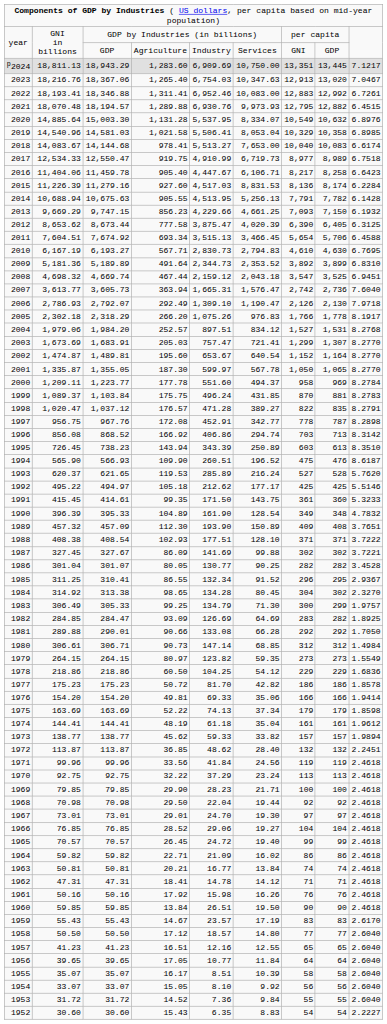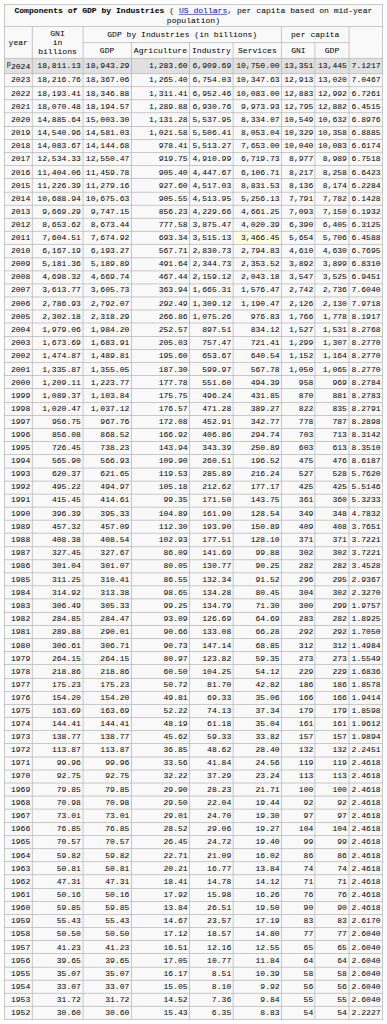(366, 133) 6.8985 -> (366, 133) 6.8885
(260, 238) no background -> (260, 238) lightyellow background
(212, 304) 1,309.10 -> (212, 304) 1,309.12
(173, 317) 266.20 -> (173, 317) 266.86
(265, 382) 494.37 -> (265, 382) 494.39
(366, 540) 3.7222 -> (366, 540) 3.7221
